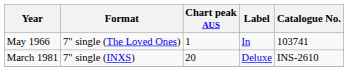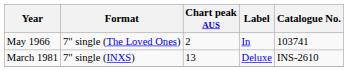(188, 41) 1 -> (188, 41) 2
(191, 58) 20 -> (191, 58) 13
